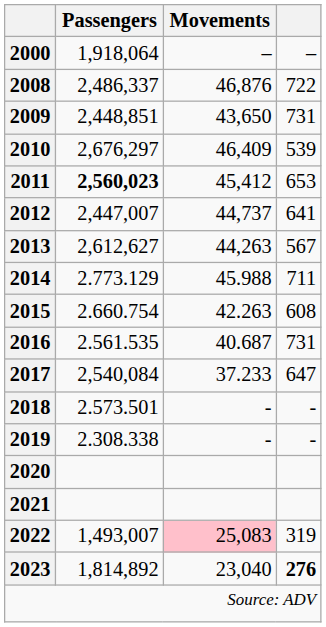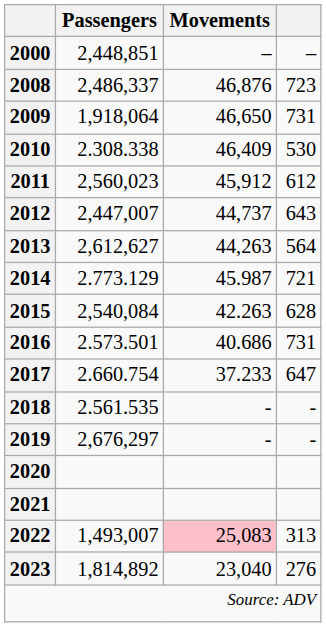(118, 52) 1,918,064 -> (118, 52) 2,448,851
(301, 85) 722 -> (301, 85) 723
(118, 117) 2,448,851 -> (118, 117) 1,918,064
(244, 117) 43,650 -> (244, 117) 46,650
(118, 149) 2,676,297 -> (118, 149) 2.308.338
(301, 149) 539 -> (301, 149) 530
(118, 181) bold -> (118, 181) normal
(244, 181) 45,412 -> (244, 181) 45,912
(301, 181) 653 -> (301, 181) 612
(301, 213) 641 -> (301, 213) 643
(301, 246) 567 -> (301, 246) 564
(244, 278) 45.988 -> (244, 278) 45.987
(301, 278) 711 -> (301, 278) 721
(118, 310) 2.660.754 -> (118, 310) 2,540,084
(301, 310) 608 -> (301, 310) 628
(118, 342) 2.561.535 -> (118, 342) 2.573.501
(244, 342) 40.687 -> (244, 342) 40.686
(118, 375) 2,540,084 -> (118, 375) 2.660.754
(118, 407) 2.573.501 -> (118, 407) 2.561.535
(118, 439) 2.308.338 -> (118, 439) 2,676,297
(301, 536) 319 -> (301, 536) 313
(301, 568) bold -> (301, 568) normal
